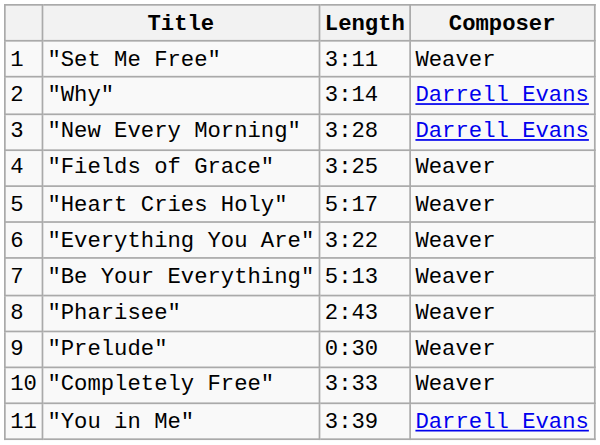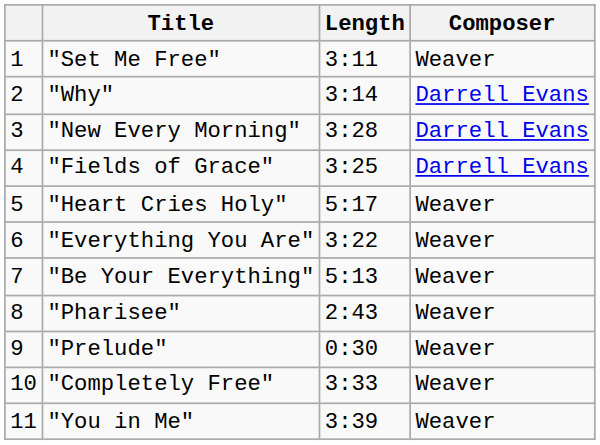(455, 168) Weaver -> (502, 168) Darrell Evans
(502, 422) Darrell Evans -> (455, 422) Weaver
